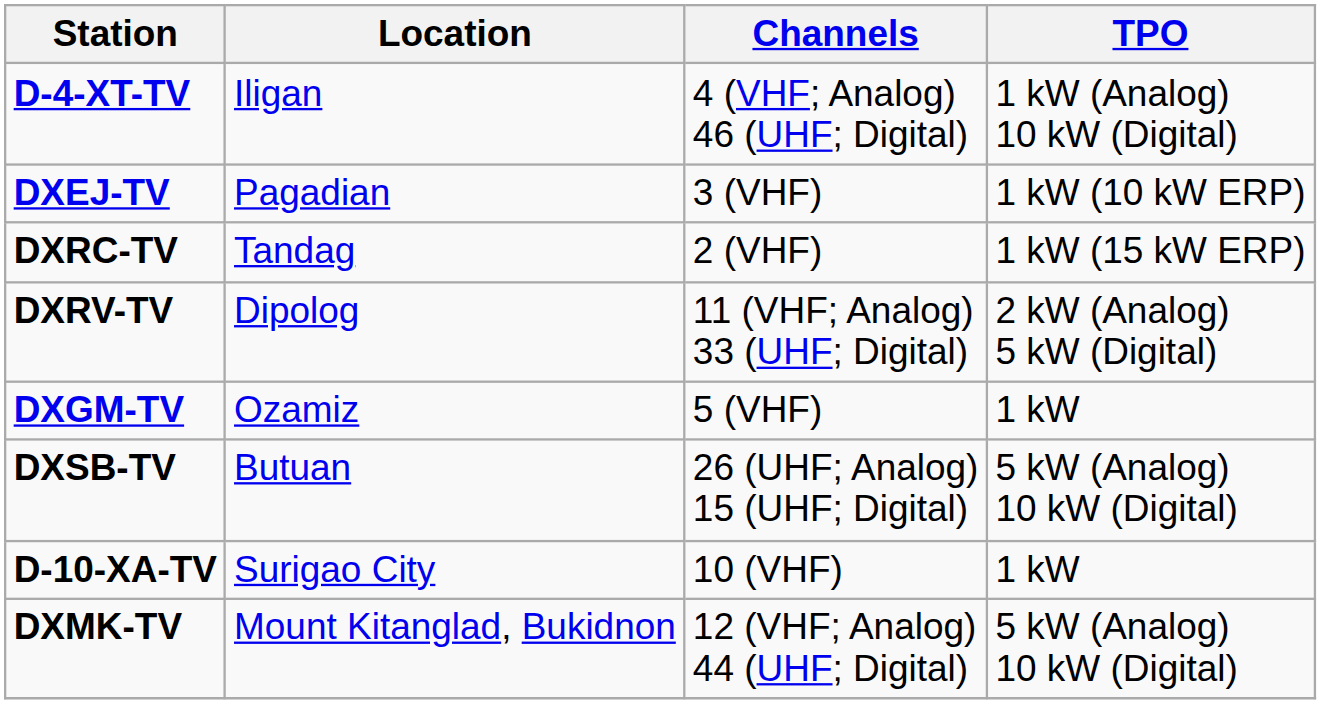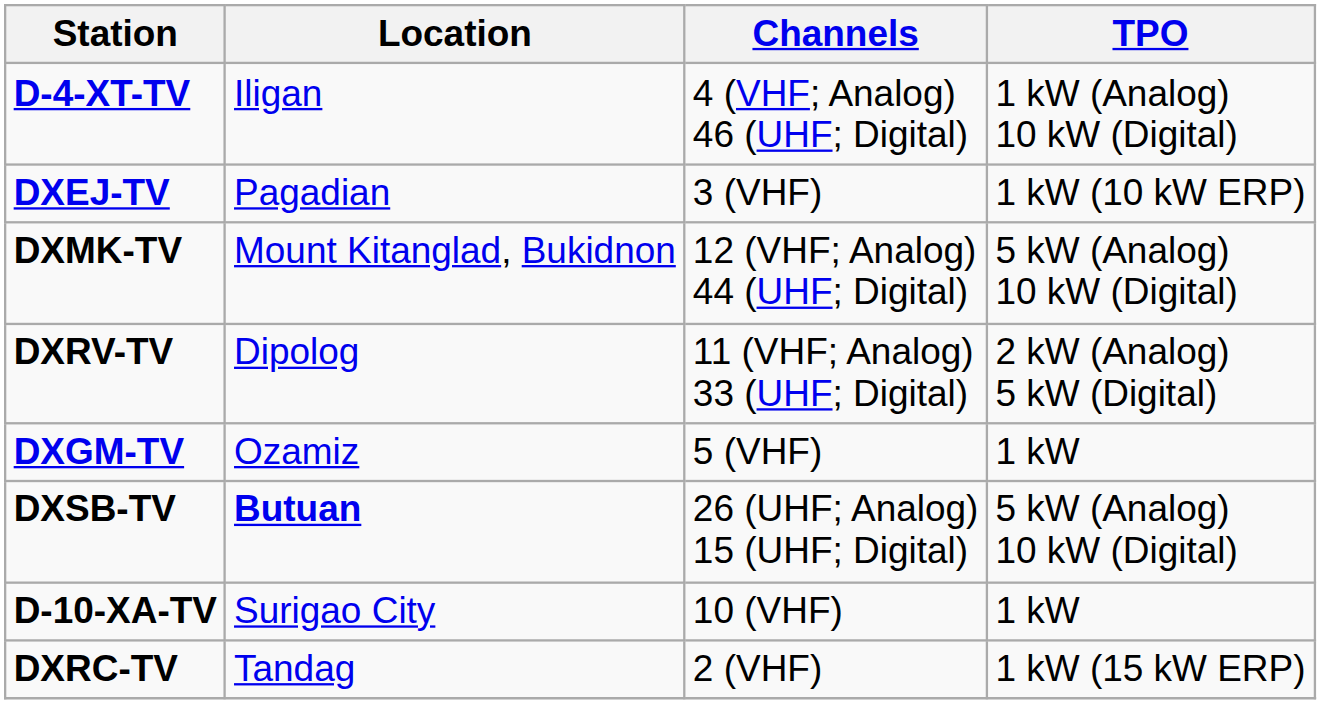rows swapped: (98, 627) <-> (96, 251)
(293, 468) normal -> (298, 510) bold
